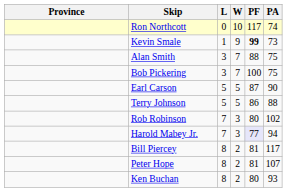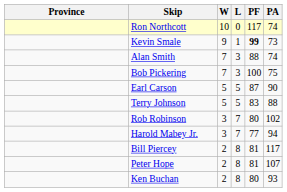columns swapped: (238, 12) <-> (224, 12)
(273, 57) 75 -> (273, 57) 74
(254, 103) 86 -> (254, 103) 83
(254, 133) lavender background -> (254, 133) no background
